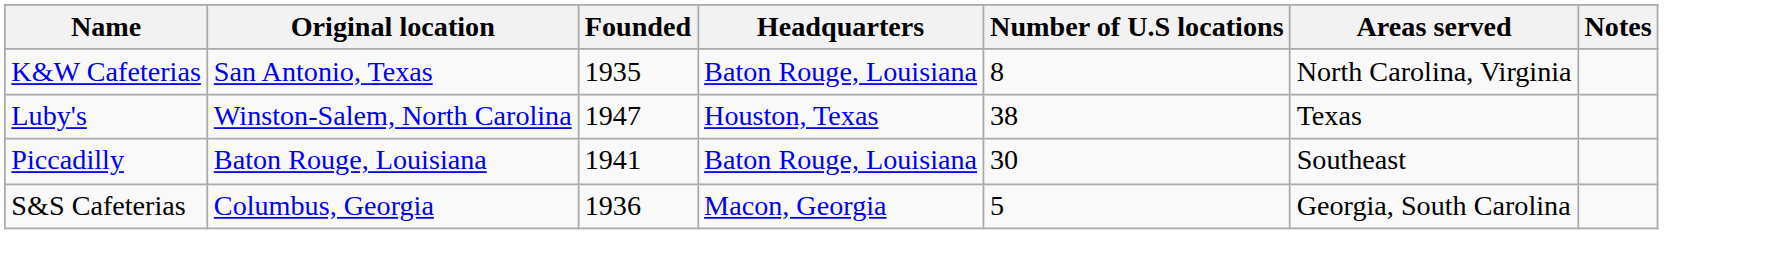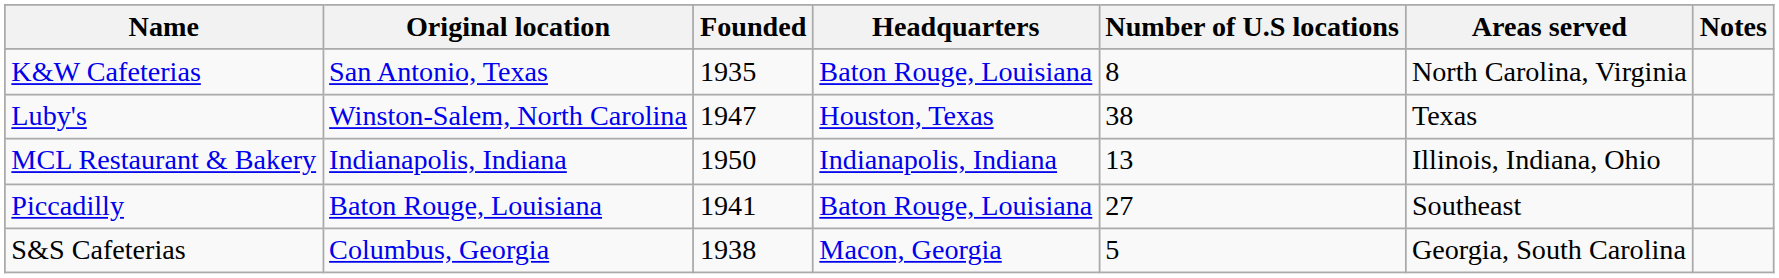+ row: (164, 160)
(1004, 160) 30 -> (1119, 205) 27
(613, 205) 1936 -> (728, 250) 1938
